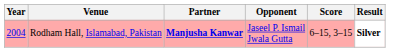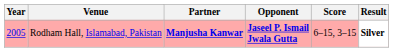(16, 34) 2004 -> (16, 34) 2005
(276, 34) normal -> (278, 34) bold
